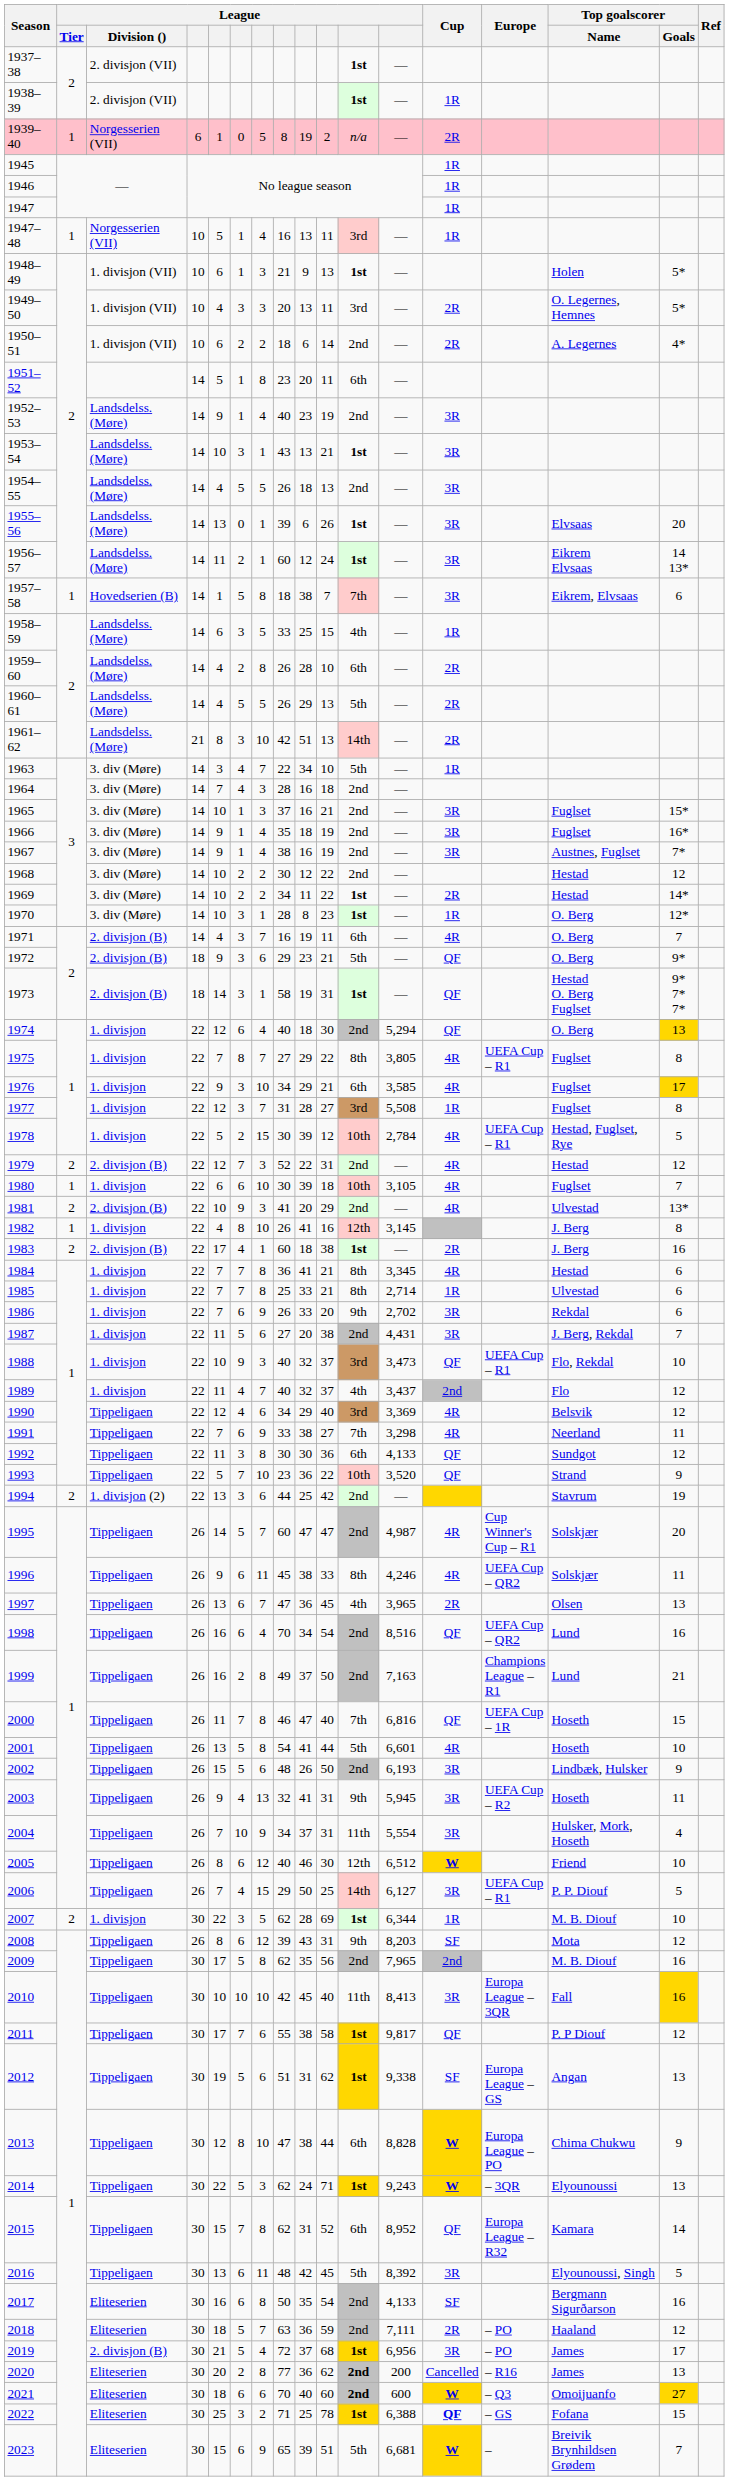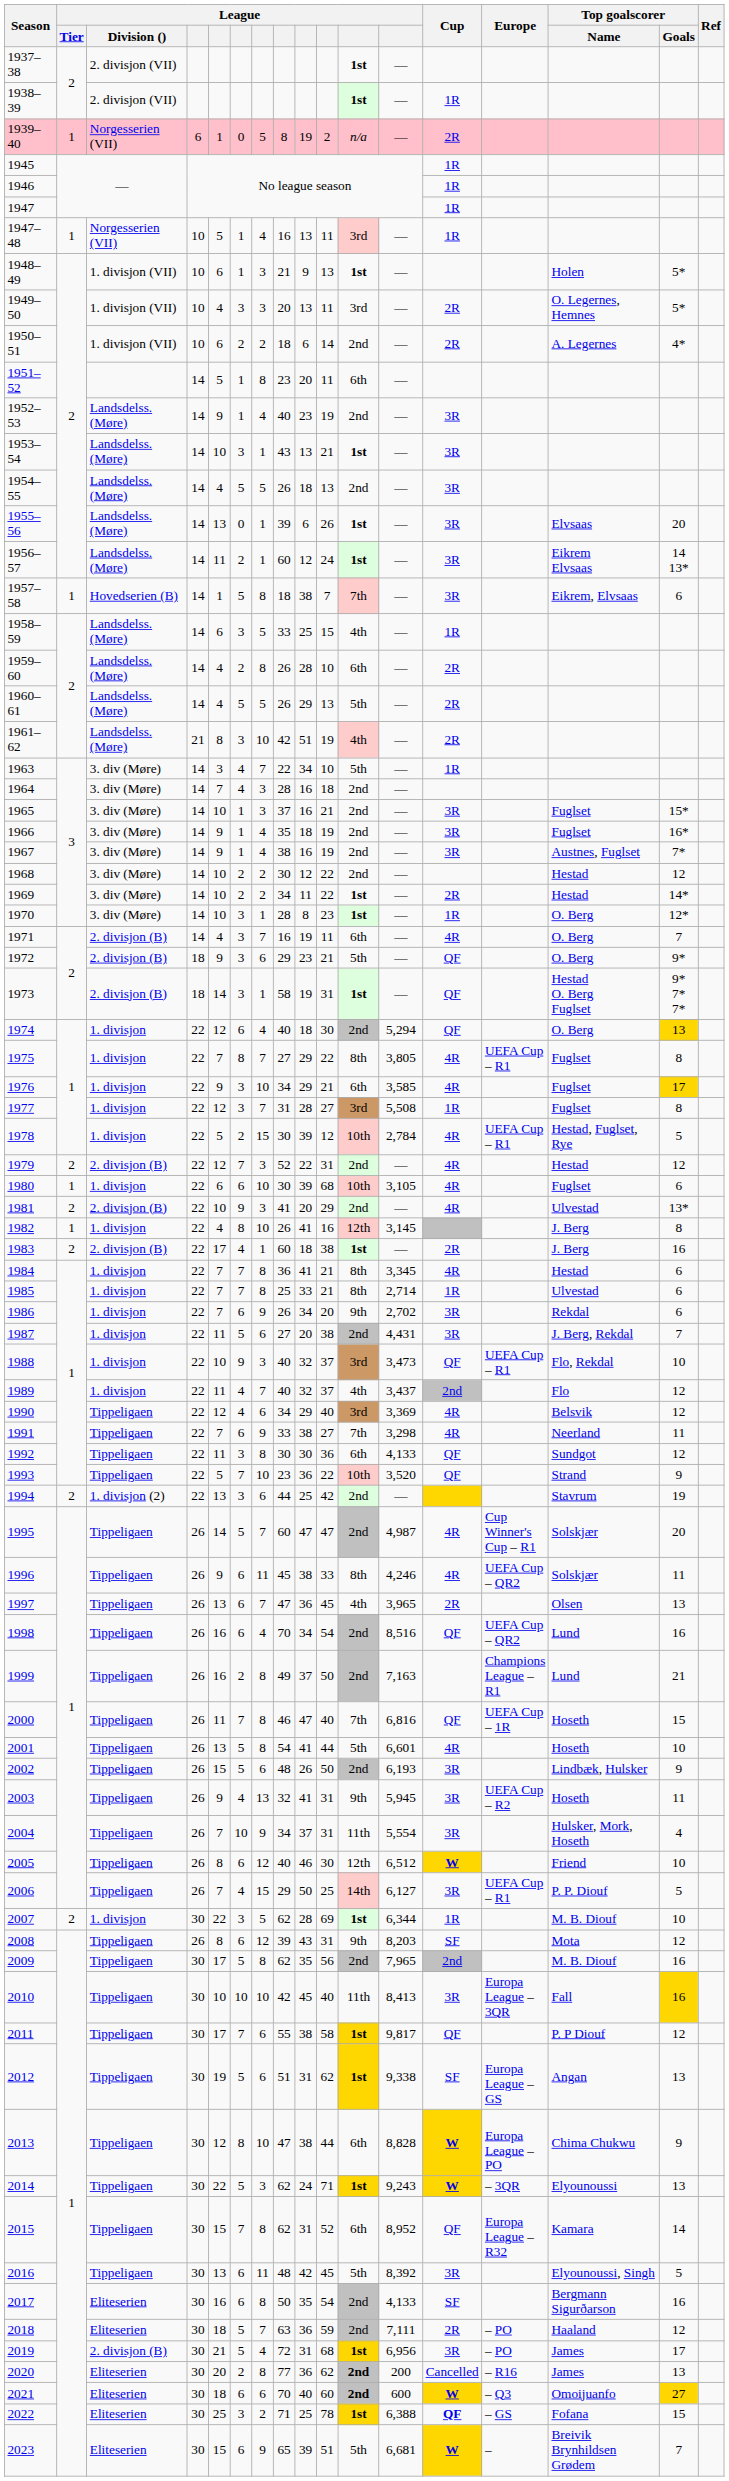(327, 739) 13 -> (327, 739) 19
(359, 739) 14th -> (359, 739) 4th
(327, 1186) 18 -> (327, 1186) 68
(679, 1186) 7 -> (679, 1186) 6
(306, 1312) 33 -> (306, 1312) 34
(306, 2351) 37 -> (306, 2351) 31
